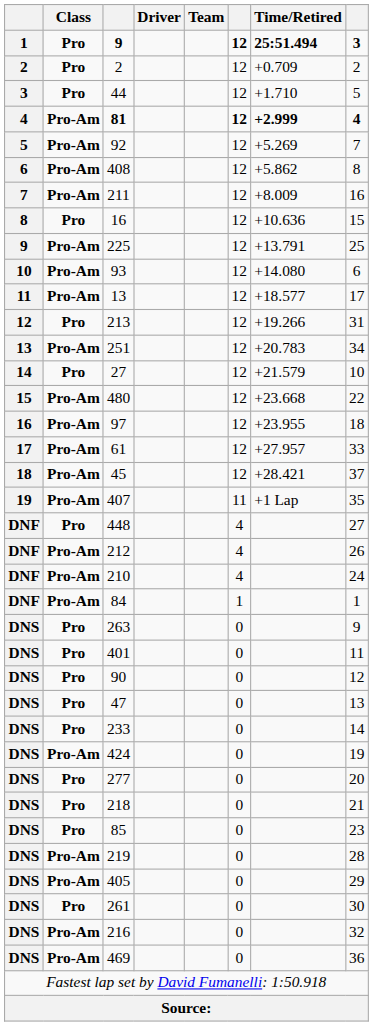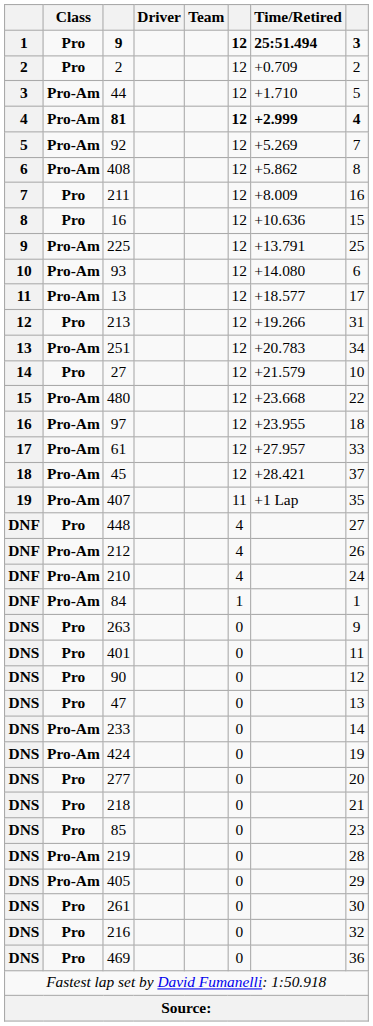(73, 93) Pro -> (73, 93) Pro-Am
(73, 195) Pro-Am -> (73, 195) Pro
(73, 729) Pro -> (73, 729) Pro-Am
(73, 932) Pro-Am -> (73, 932) Pro
(73, 957) Pro-Am -> (73, 957) Pro
